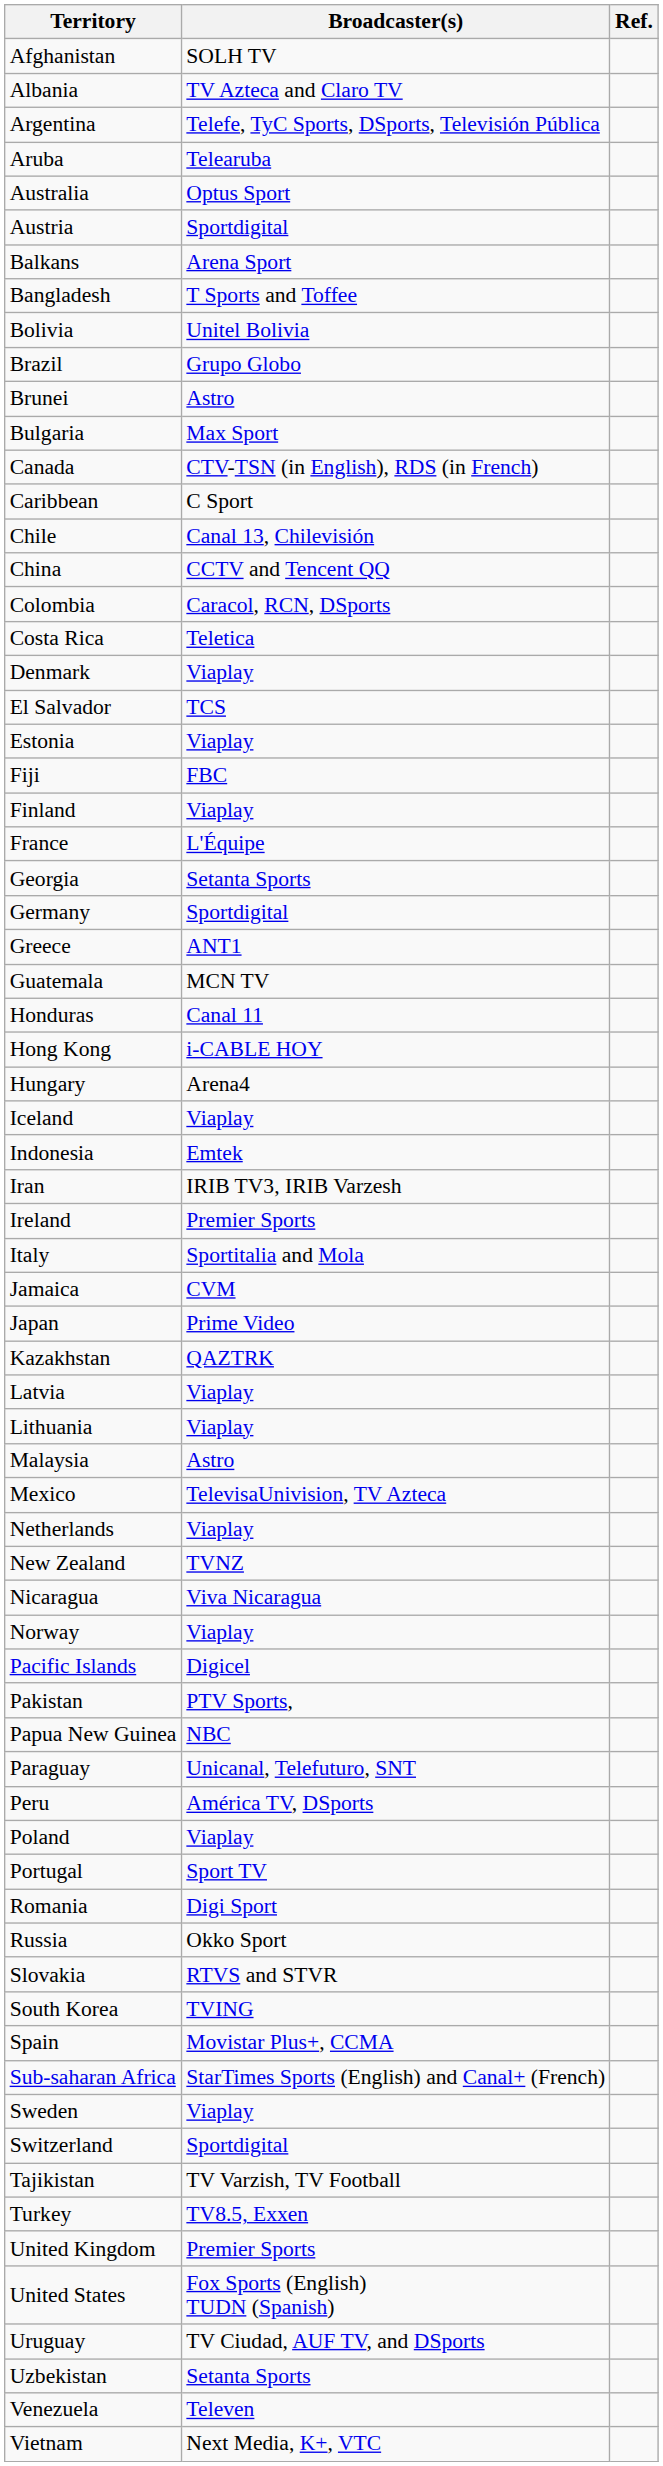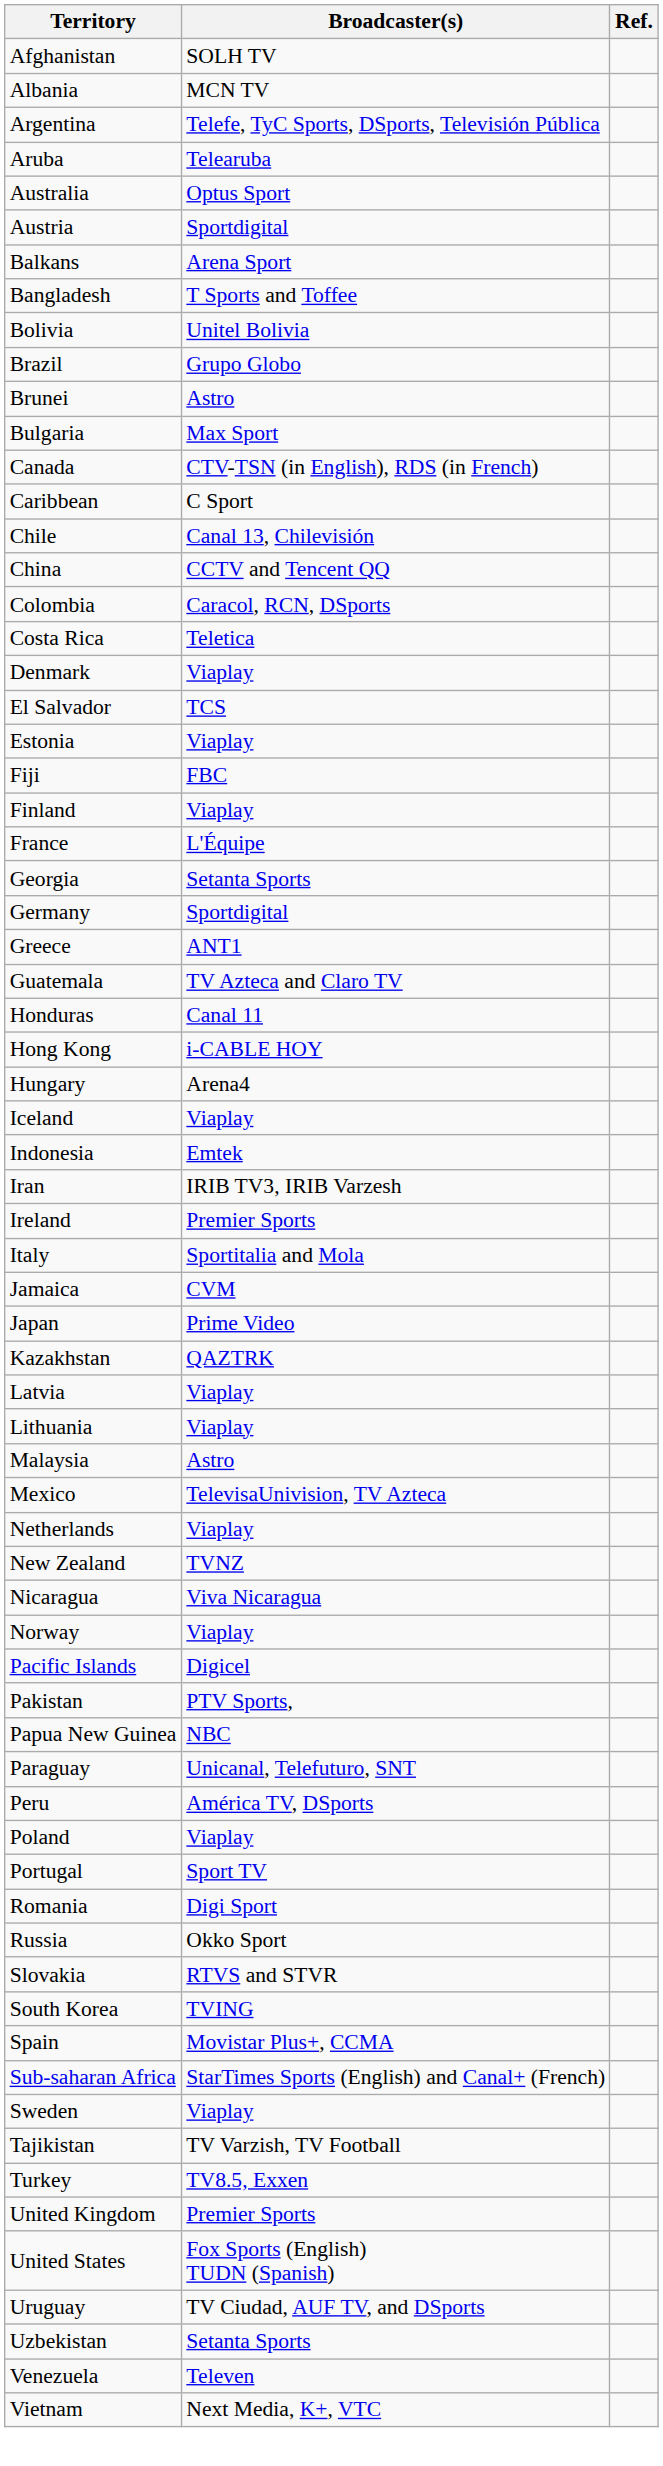(295, 90) TV Azteca and Claro TV -> (228, 90) MCN TV
(228, 980) MCN TV -> (295, 980) TV Azteca and Claro TV
- row: (61, 2145)
